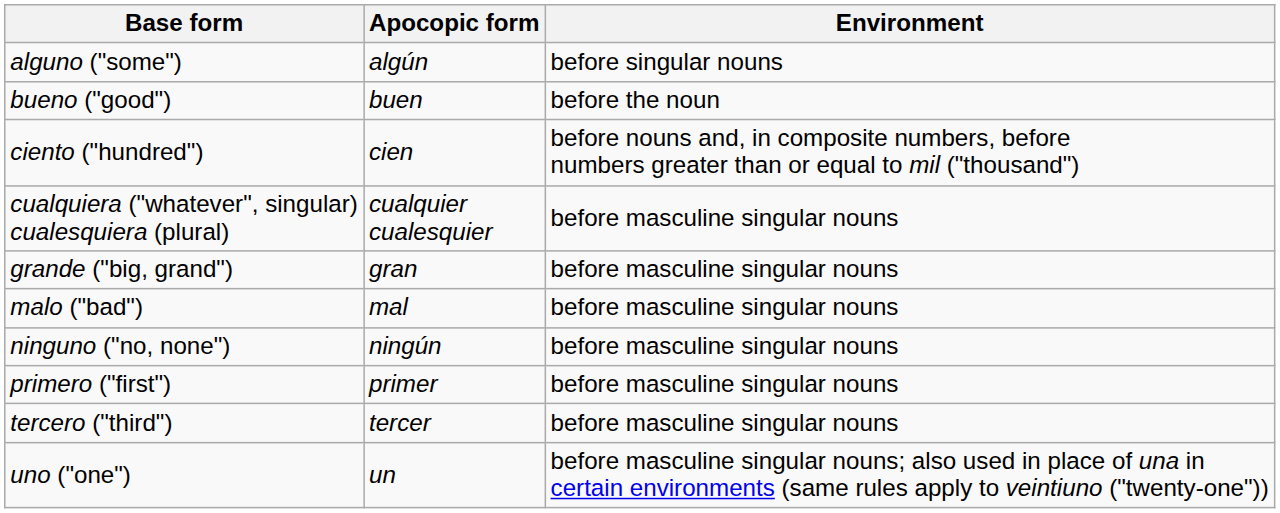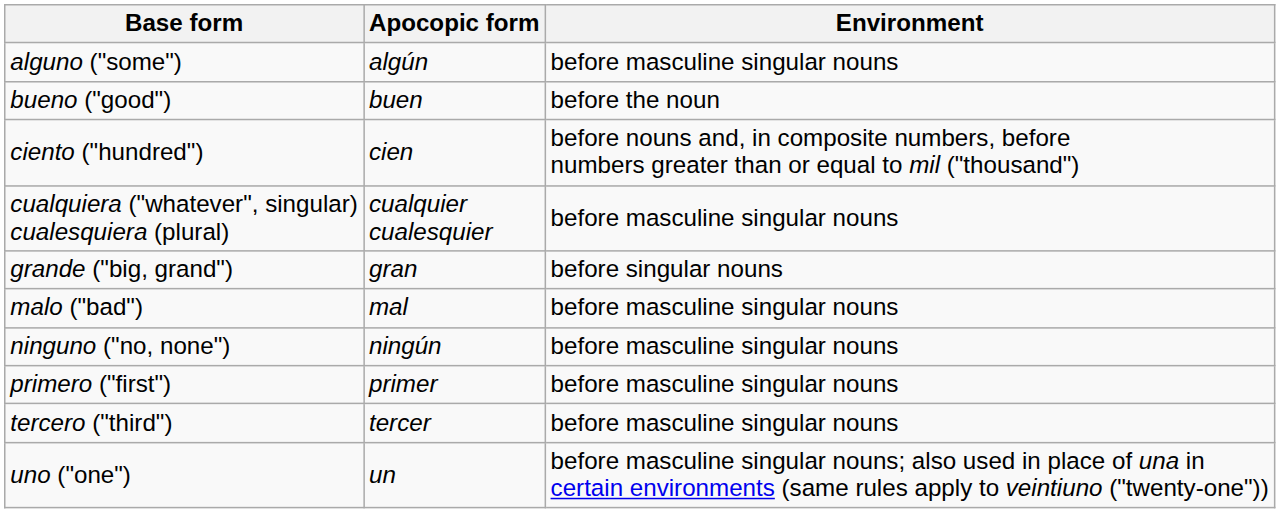(667, 61) before singular nouns -> (724, 61) before masculine singular nouns
(724, 269) before masculine singular nouns -> (667, 269) before singular nouns
